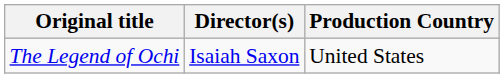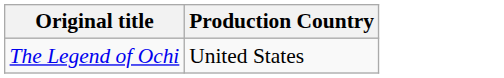- column: (244, 21)
